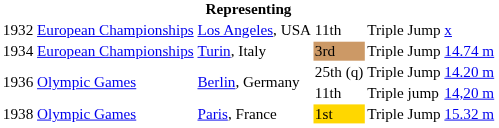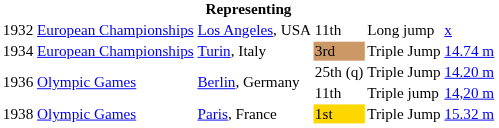(404, 30) Triple Jump -> (401, 30) Long jump
